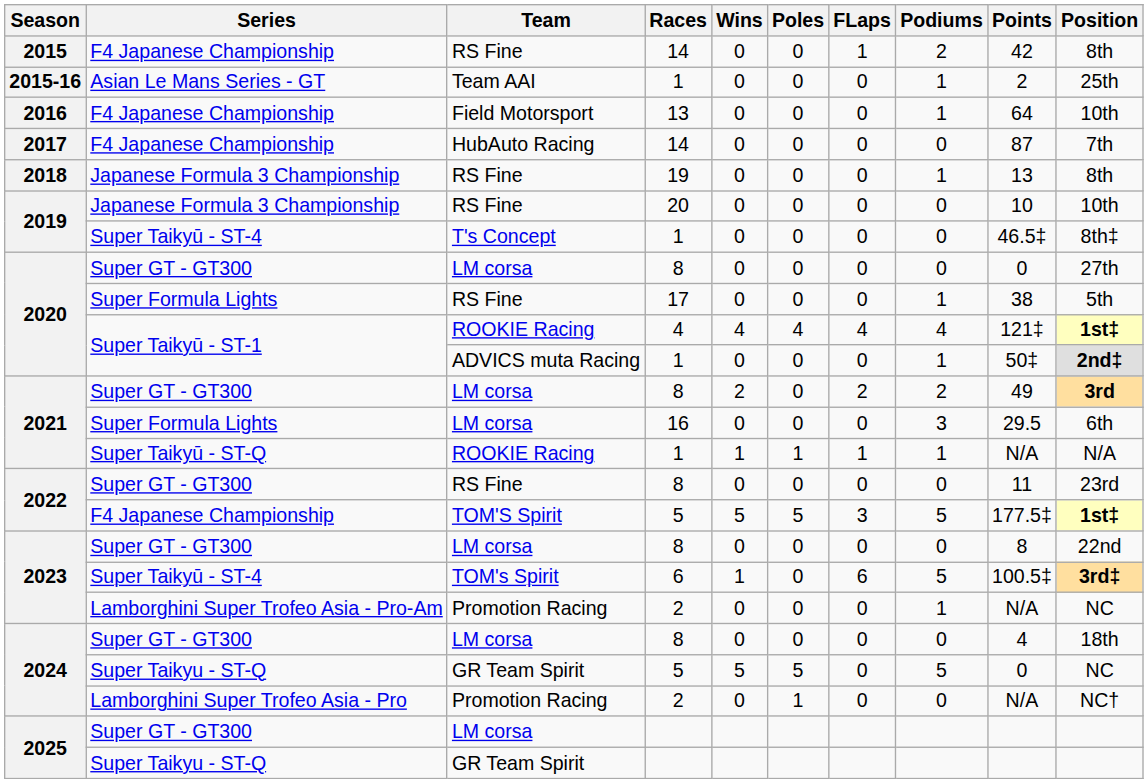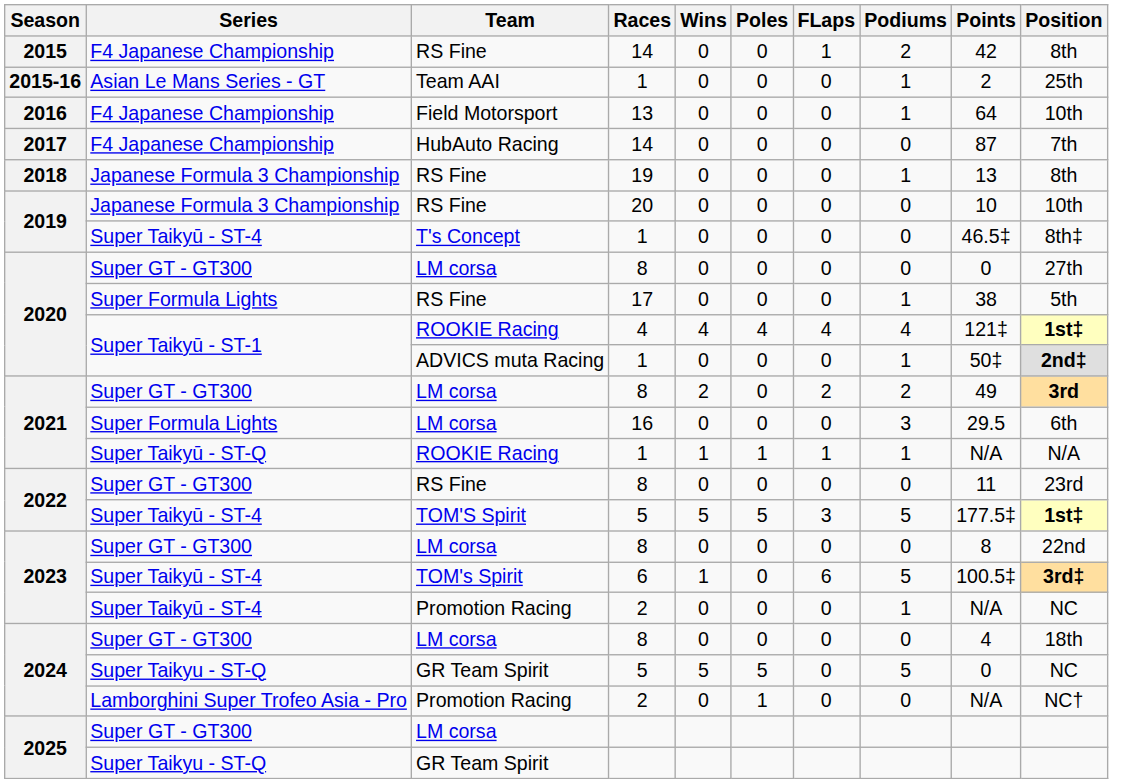(212, 516) F4 Japanese Championship -> (176, 516) Super Taikyū - ST-4
(267, 608) Lamborghini Super Trofeo Asia - Pro-Am -> (176, 608) Super Taikyū - ST-4
